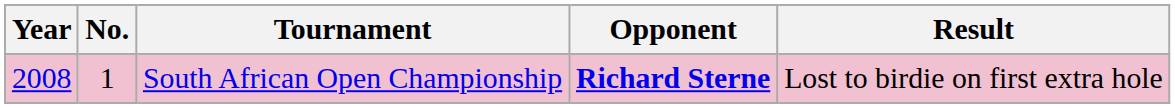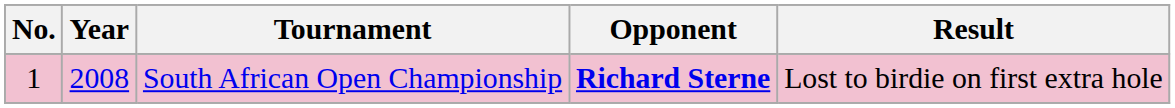columns swapped: (107, 29) <-> (42, 29)
